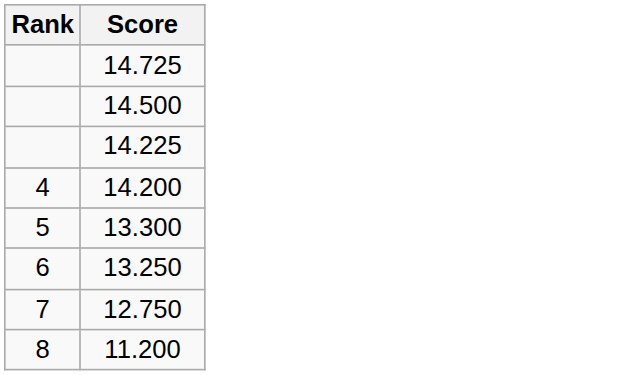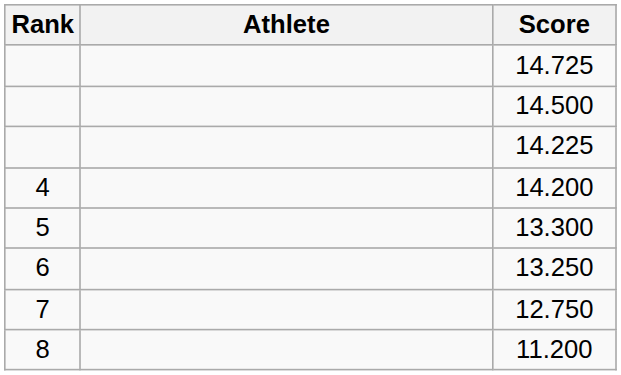+ column: (286, 24)
